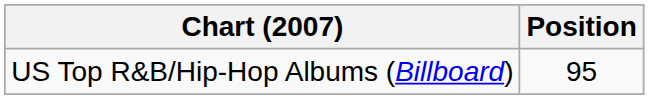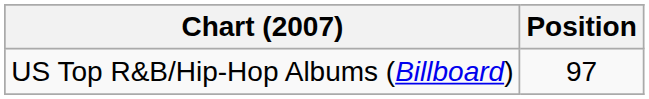(582, 71) 95 -> (582, 71) 97
